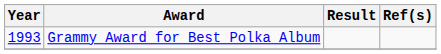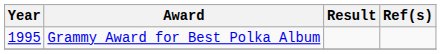(24, 38) 1993 -> (24, 38) 1995
